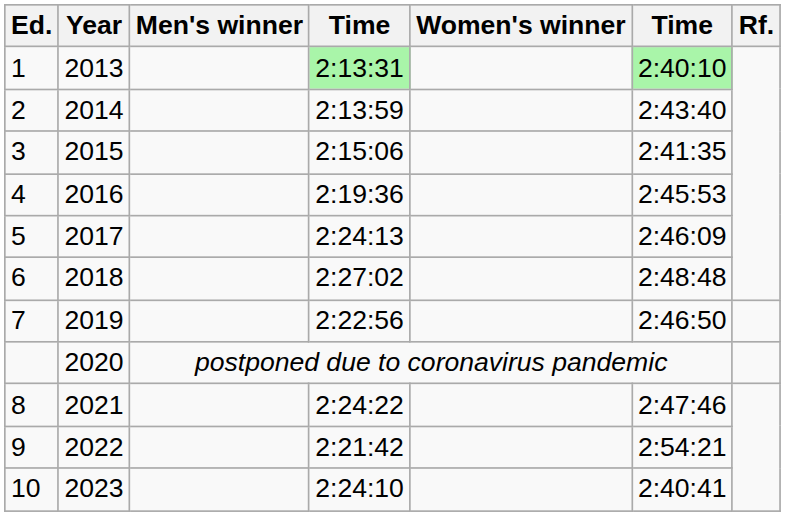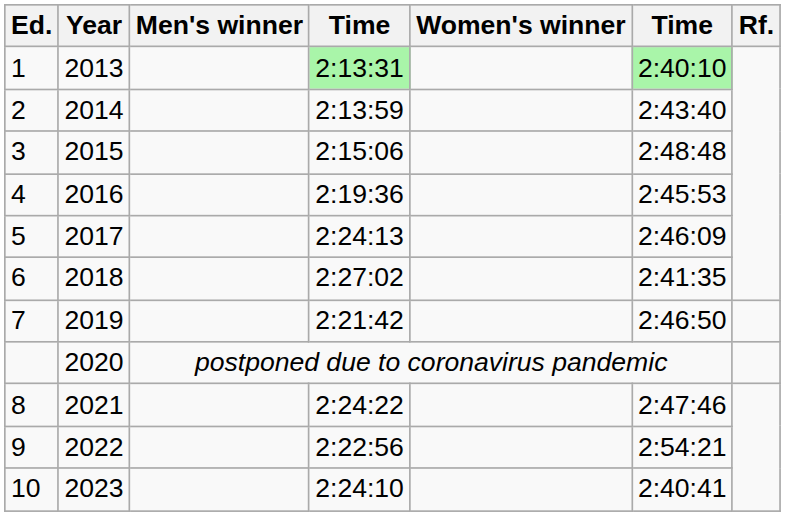(682, 151) 2:41:35 -> (682, 151) 2:48:48
(682, 278) 2:48:48 -> (682, 278) 2:41:35
(360, 320) 2:22:56 -> (360, 320) 2:21:42
(360, 446) 2:21:42 -> (360, 446) 2:22:56
